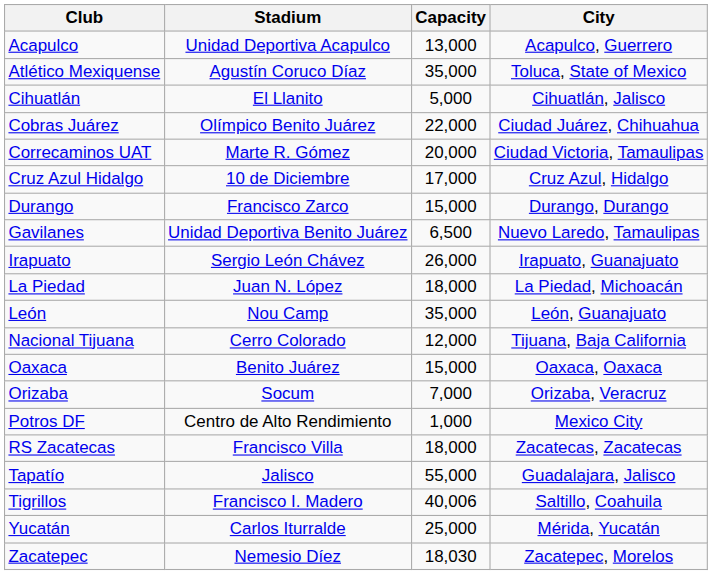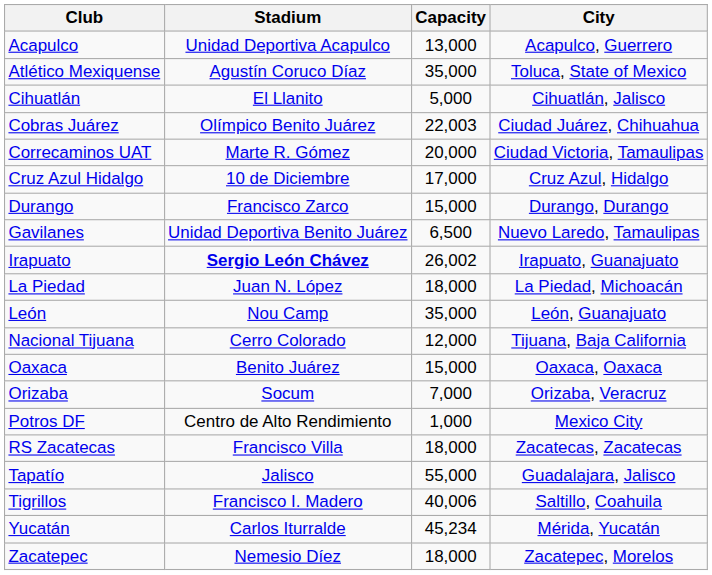(451, 125) 22,000 -> (451, 125) 22,003
(288, 260) normal -> (288, 260) bold
(451, 260) 26,000 -> (451, 260) 26,002
(451, 529) 25,000 -> (451, 529) 45,234
(451, 555) 18,030 -> (451, 555) 18,000
